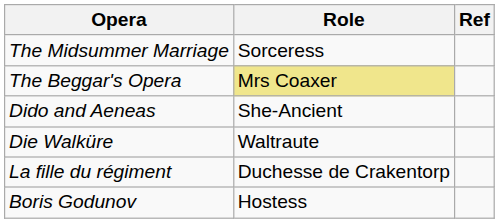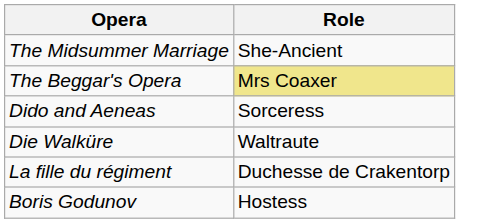- column: (474, 19)
(281, 50) Sorceress -> (290, 50) She-Ancient
(290, 111) She-Ancient -> (281, 111) Sorceress
